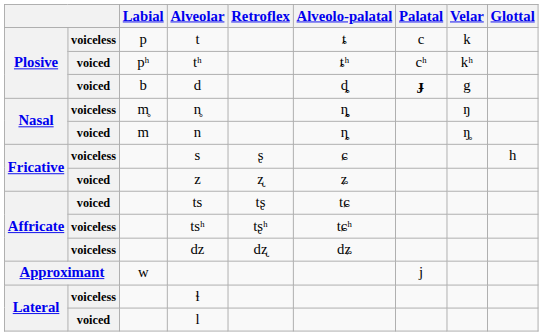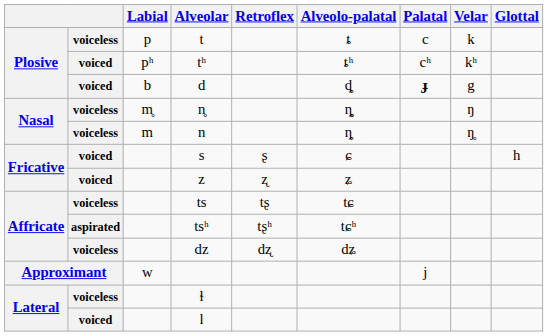(93, 133) voiced -> (96, 133) voiceless
(94, 157) voiceless -> (96, 157) voiced
(93, 203) voiced -> (96, 203) voiceless
(94, 227) voiceless -> (96, 227) aspirated
